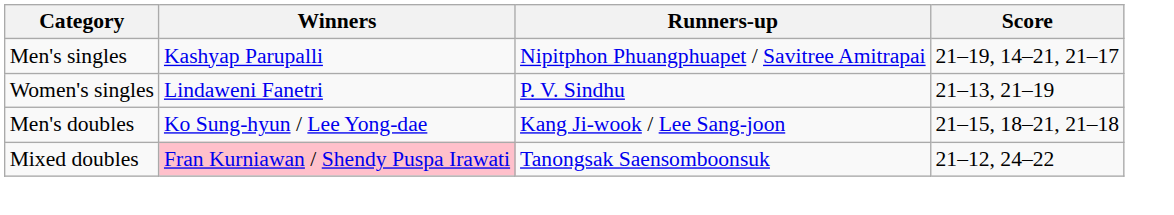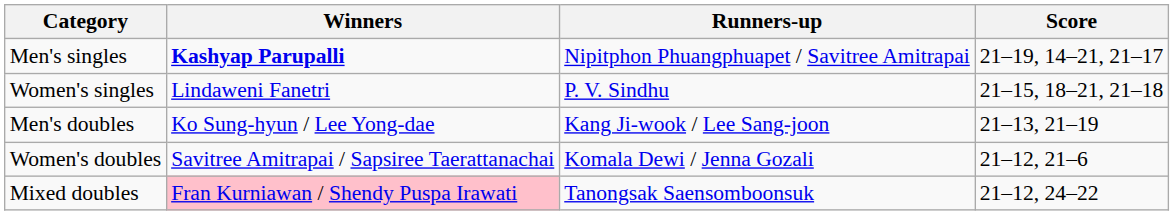(243, 55) normal -> (258, 55) bold
(995, 90) 21–13, 21–19 -> (1072, 90) 21–15, 18–21, 21–18
(1027, 124) 21–15, 18–21, 21–18 -> (1039, 124) 21–13, 21–19
+ row: (85, 158)
